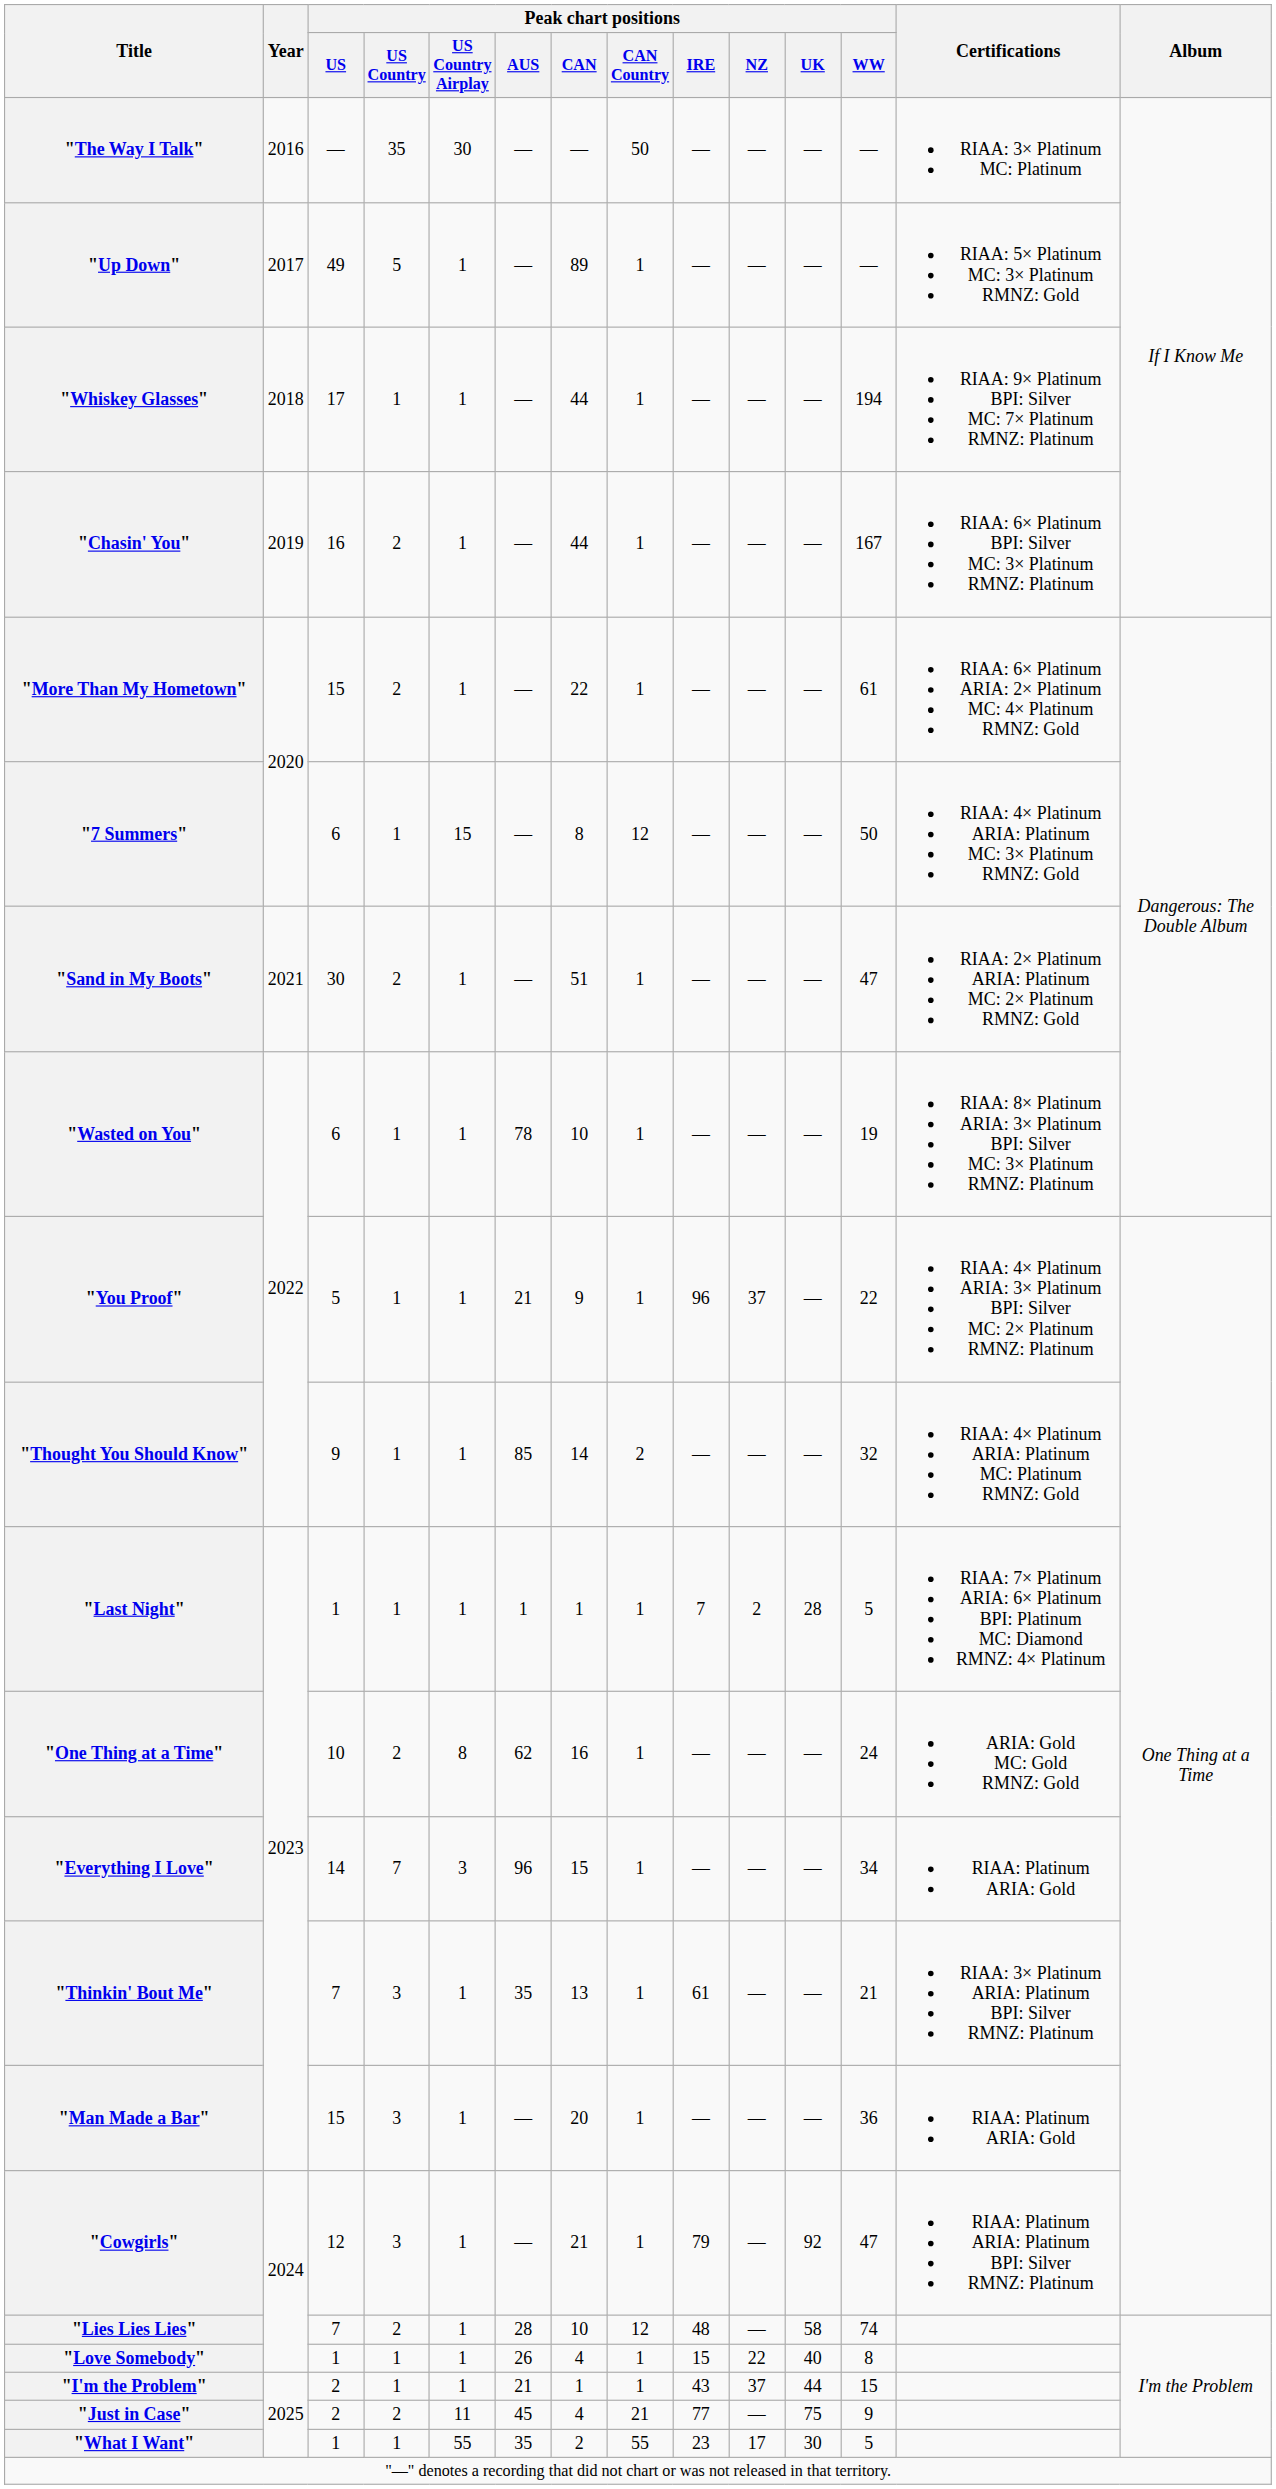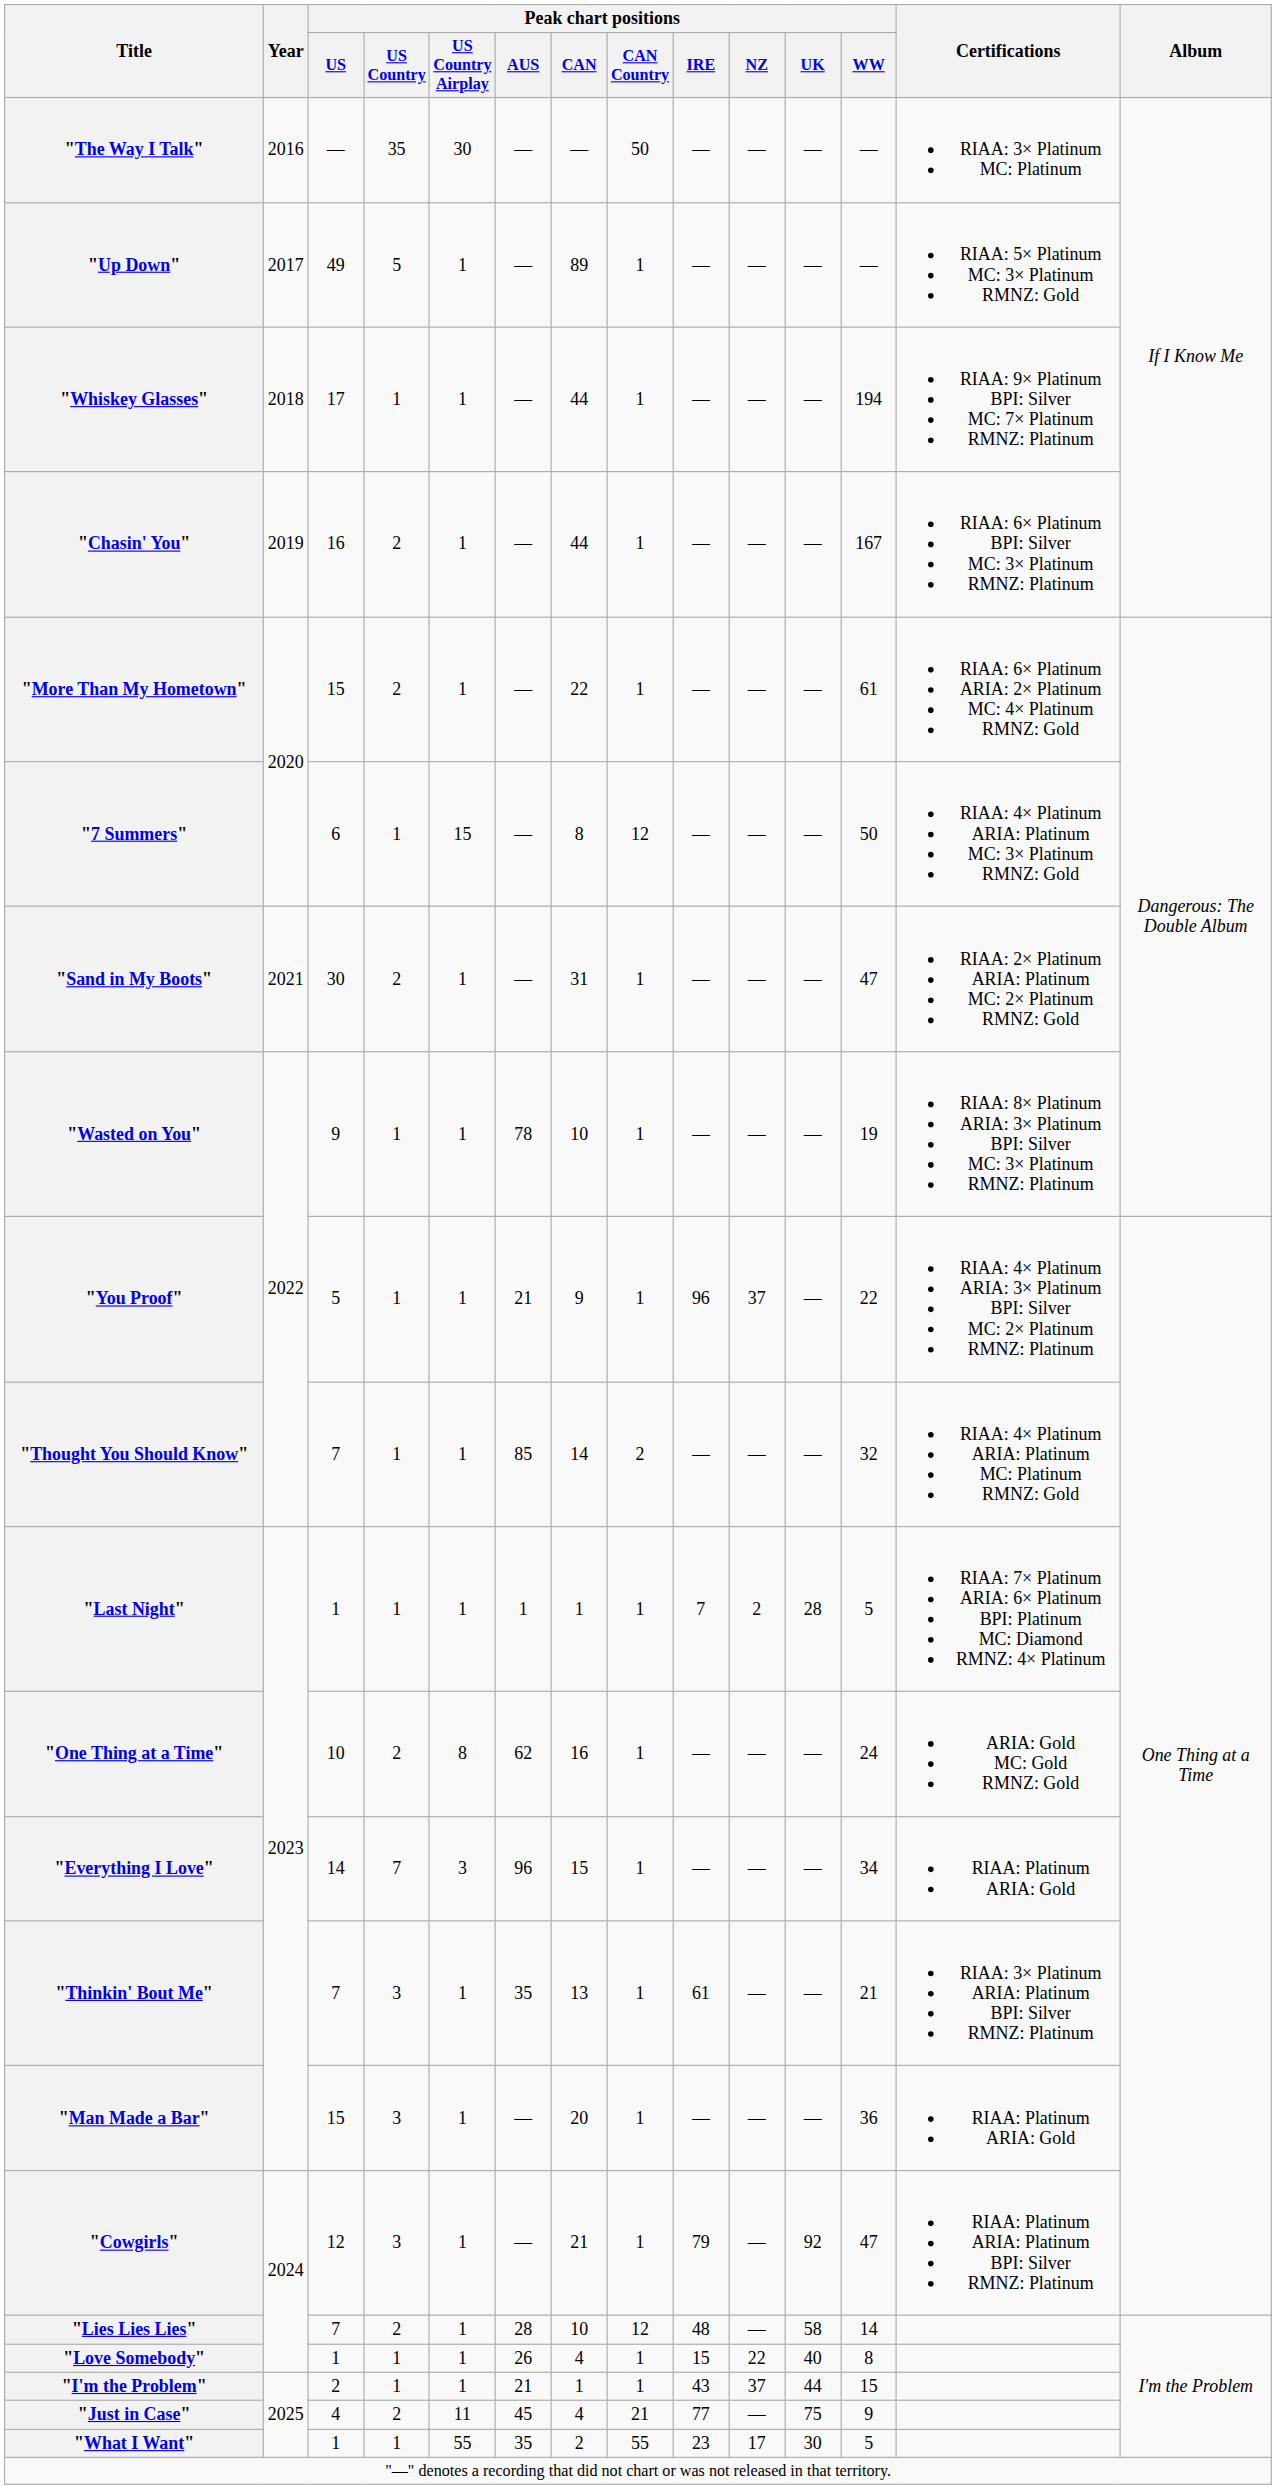(579, 978) 51 -> (579, 978) 31
(336, 1133) 6 -> (336, 1133) 9
(336, 1453) 9 -> (336, 1453) 7
(869, 2329) 74 -> (869, 2329) 14
(336, 2414) 2 -> (336, 2414) 4
